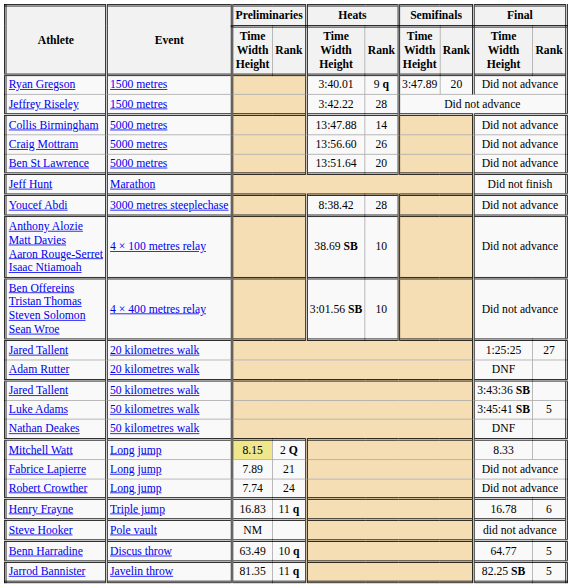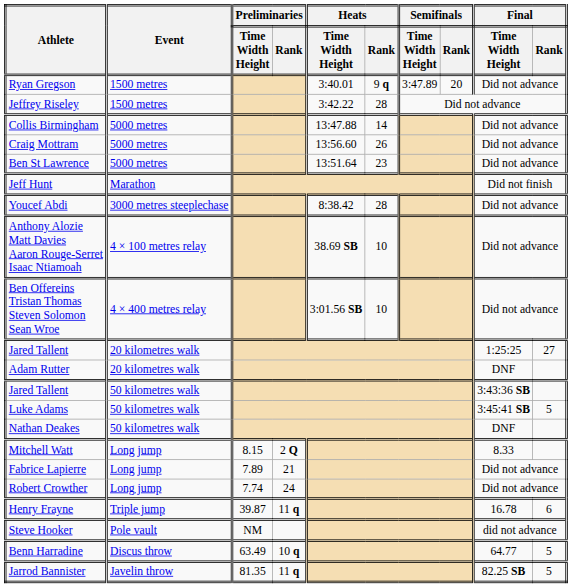(381, 163) 20 -> (381, 163) 23
(253, 450) khaki background -> (253, 450) no background
(253, 509) 16.83 -> (253, 509) 39.87
